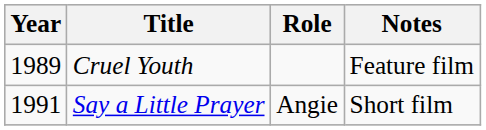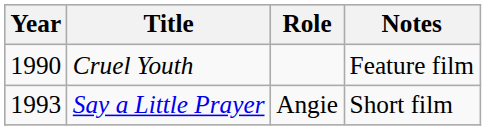(36, 64) 1989 -> (36, 64) 1990
(36, 104) 1991 -> (36, 104) 1993
